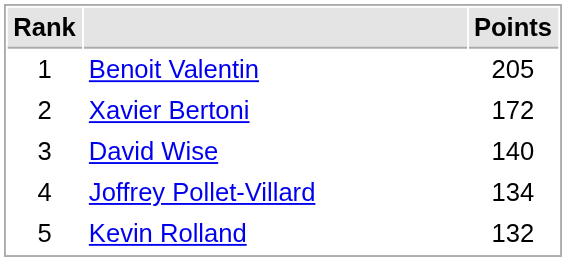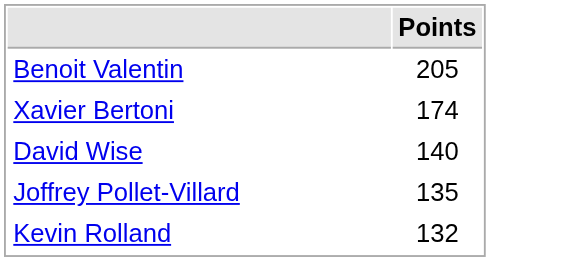- column: (45, 27)
(513, 111) 172 -> (437, 111) 174
(513, 193) 134 -> (437, 193) 135
